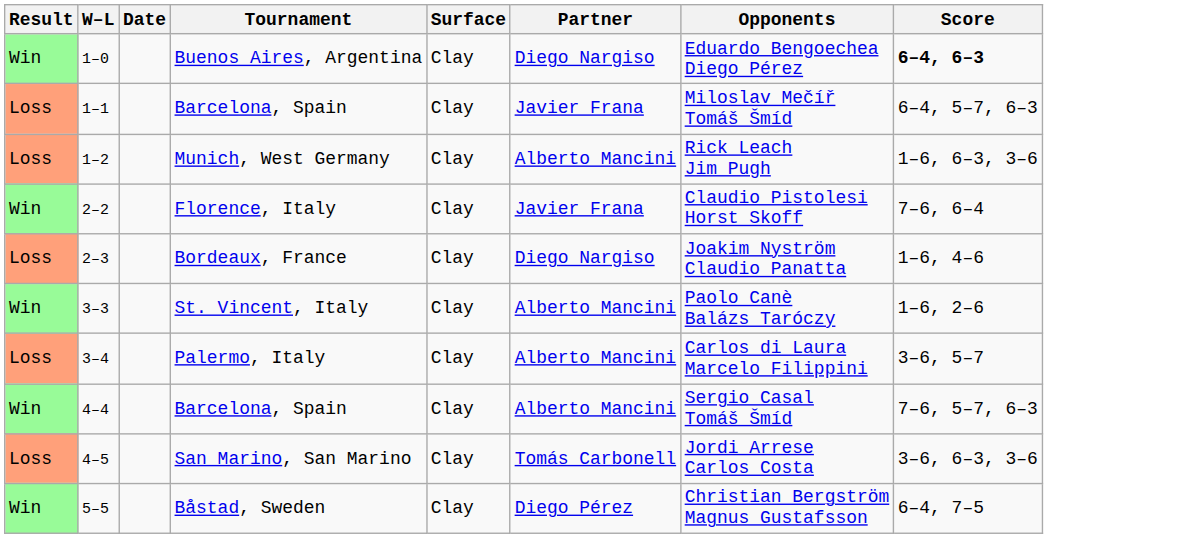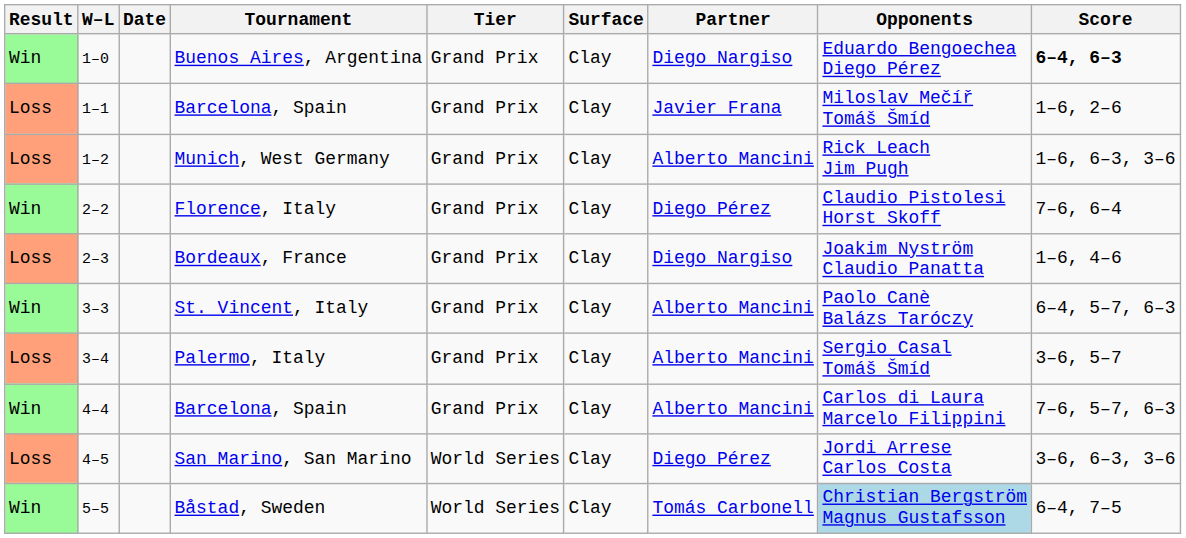+ column: (495, 19)
(968, 109) 6–4, 5–7, 6–3 -> (1079, 109) 1–6, 2–6
(579, 209) Javier Frana -> (712, 209) Diego Pérez
(941, 309) 1–6, 2–6 -> (1106, 309) 6–4, 5–7, 6–3
(776, 359) Carlos di Laura Marcelo Filippini -> (887, 359) Sergio Casal Tomáš Šmíd
(749, 408) Sergio Casal Tomáš Šmíd -> (914, 408) Carlos di Laura Marcelo Filippini
(595, 458) Tomás Carbonell -> (712, 458) Diego Pérez
(574, 508) Diego Pérez -> (733, 508) Tomás Carbonell
(787, 508) no background -> (925, 508) lightblue background
